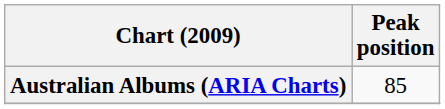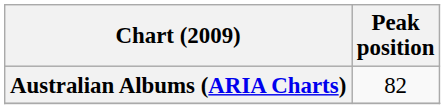(396, 84) 85 -> (396, 84) 82
